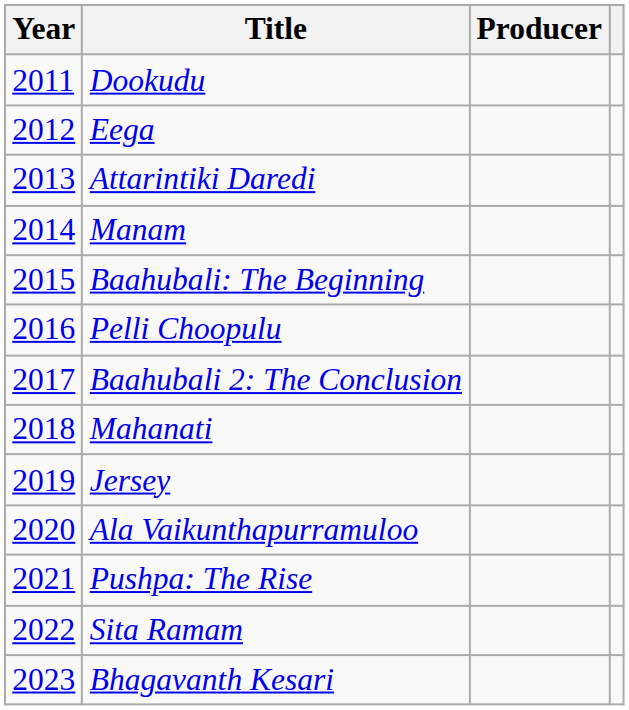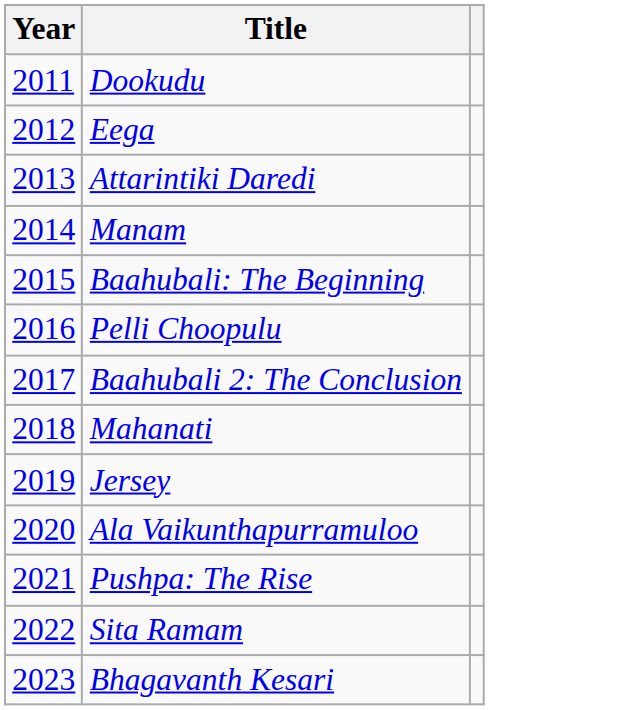- column: (539, 29)
